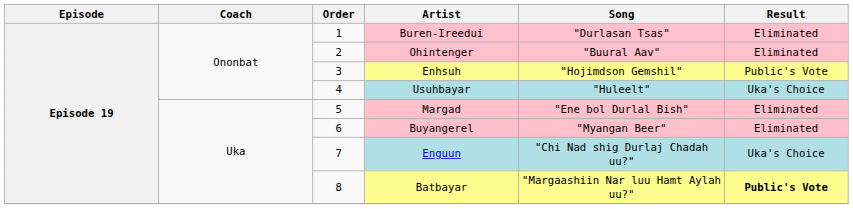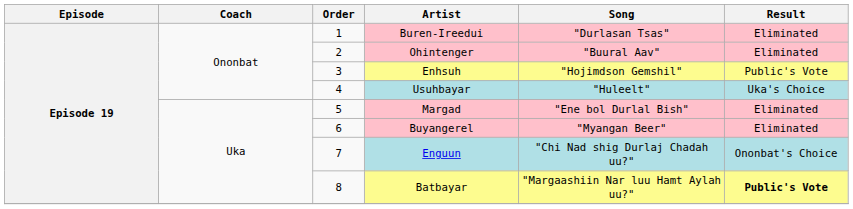(786, 154) Uka's Choice -> (786, 154) Ononbat's Choice
